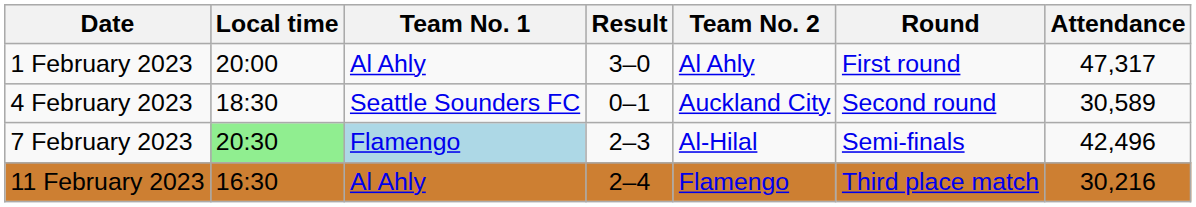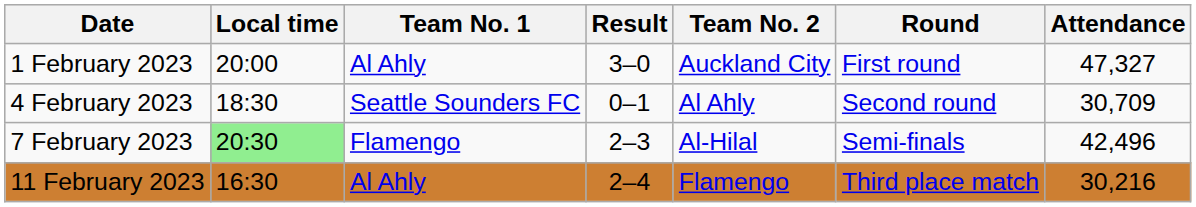(717, 63) Al Ahly -> (755, 63) Auckland City
(1118, 63) 47,317 -> (1118, 63) 47,327
(755, 102) Auckland City -> (717, 102) Al Ahly
(1118, 102) 30,589 -> (1118, 102) 30,709
(405, 142) lightblue background -> (405, 142) no background
